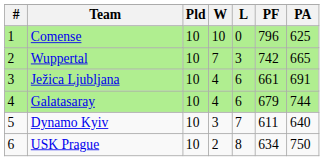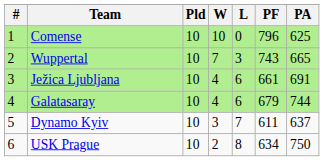(269, 58) 742 -> (269, 58) 743
(300, 123) 640 -> (300, 123) 637
